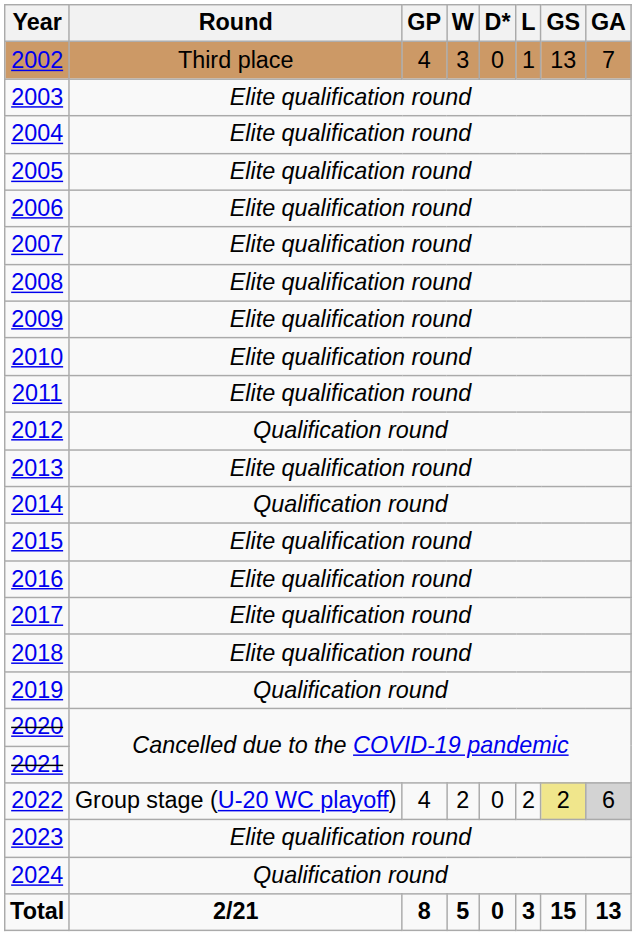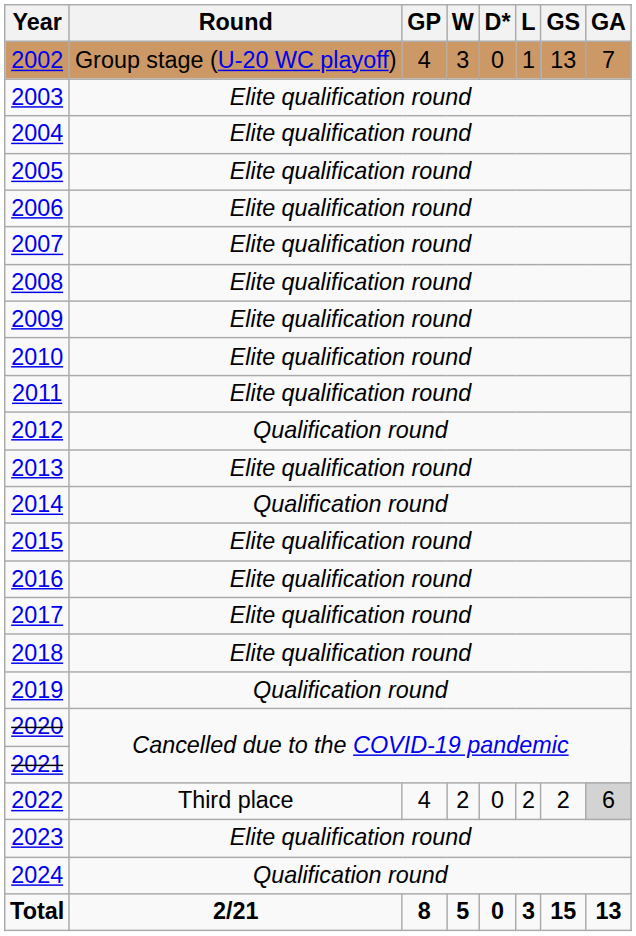(236, 60) Third place -> (236, 60) Group stage (U-20 WC playoff)
(236, 801) Group stage (U-20 WC playoff) -> (236, 801) Third place
(563, 801) khaki background -> (563, 801) no background
